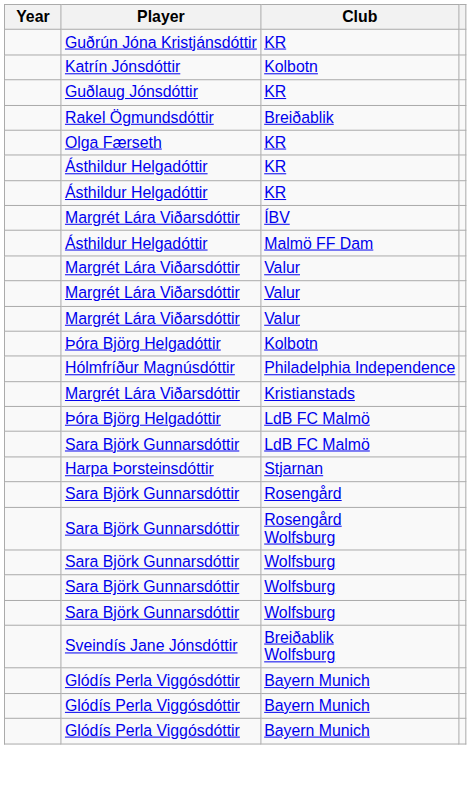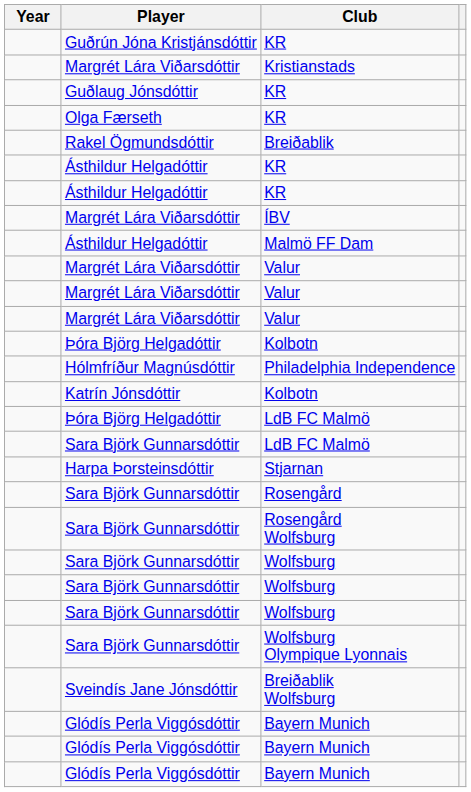rows swapped: (123, 67) <-> (152, 393)
rows swapped: (139, 117) <-> (113, 142)
+ row: (152, 646)
